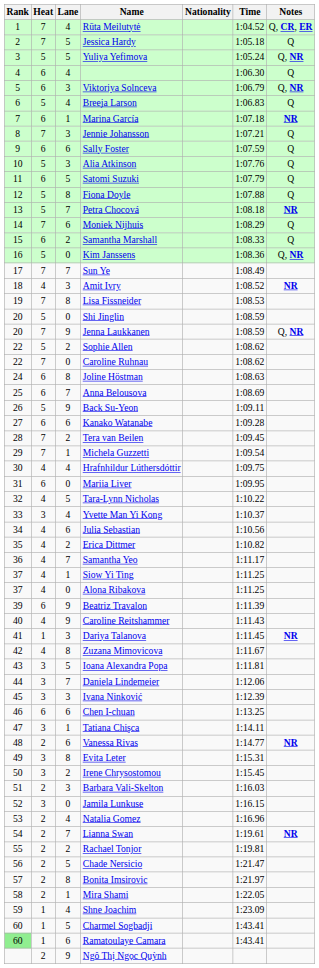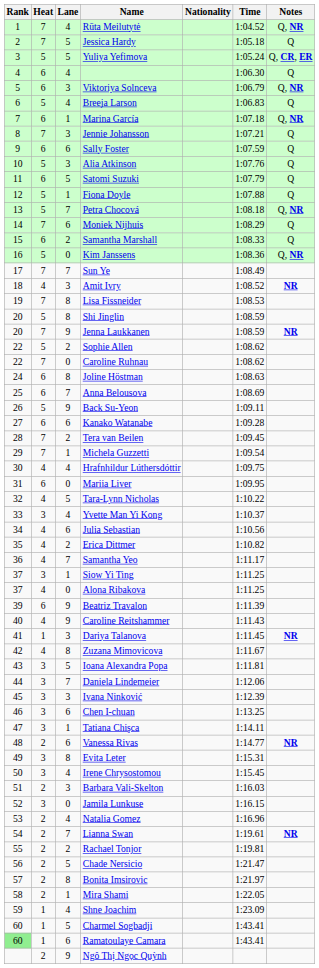(291, 27) Q, CR, ER -> (291, 27) Q, NR
(291, 57) Q, NR -> (291, 57) Q, CR, ER
(291, 118) NR -> (291, 118) Q, NR
(68, 194) 8 -> (68, 194) 1
(291, 210) NR -> (291, 210) Q, NR
(68, 316) 0 -> (68, 316) 8
(291, 331) Q, NR -> (291, 331) NR
(43, 575) 4 -> (43, 575) 3
(43, 712) 6 -> (43, 712) 3
(68, 773) 2 -> (68, 773) 4
